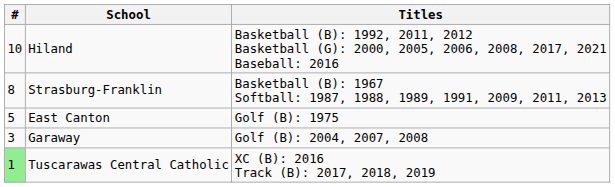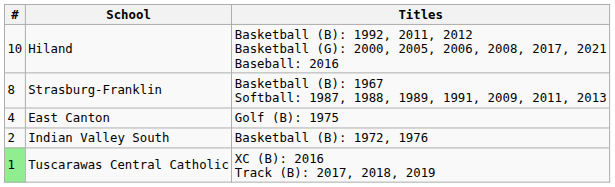(11, 118) 5 -> (11, 118) 4
- row: (54, 138)
+ row: (99, 138)
